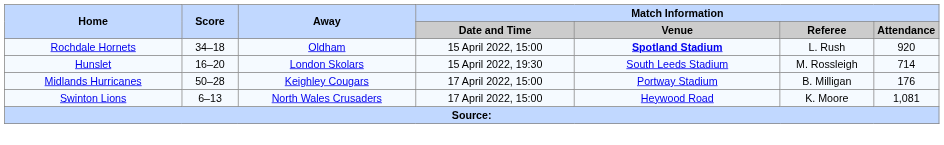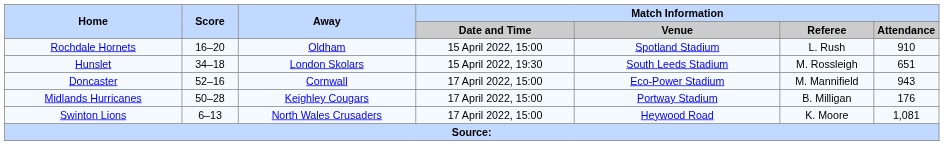(210, 47) 34–18 -> (210, 47) 16–20
(677, 47) bold -> (677, 47) normal
(906, 47) 920 -> (906, 47) 910
(210, 64) 16–20 -> (210, 64) 34–18
(906, 64) 714 -> (906, 64) 651
+ row: (93, 81)
